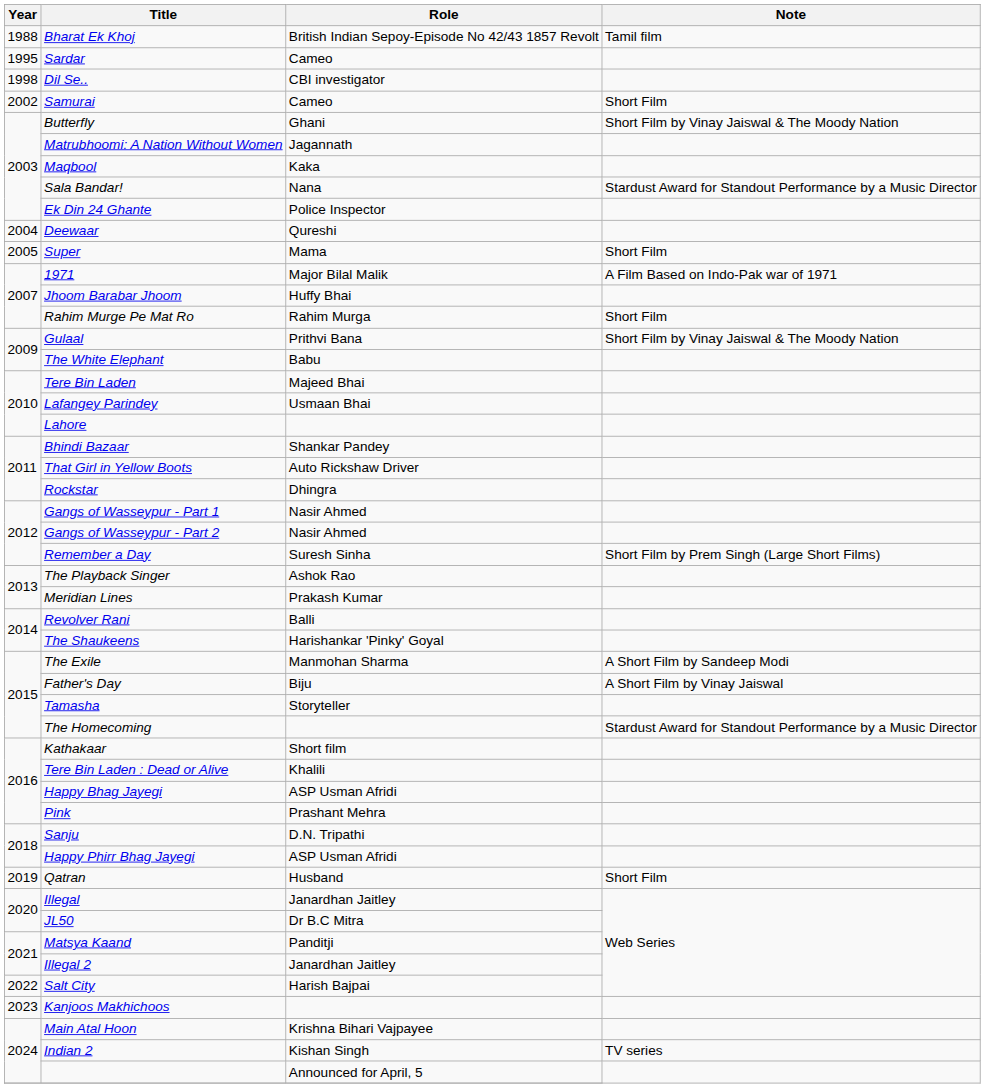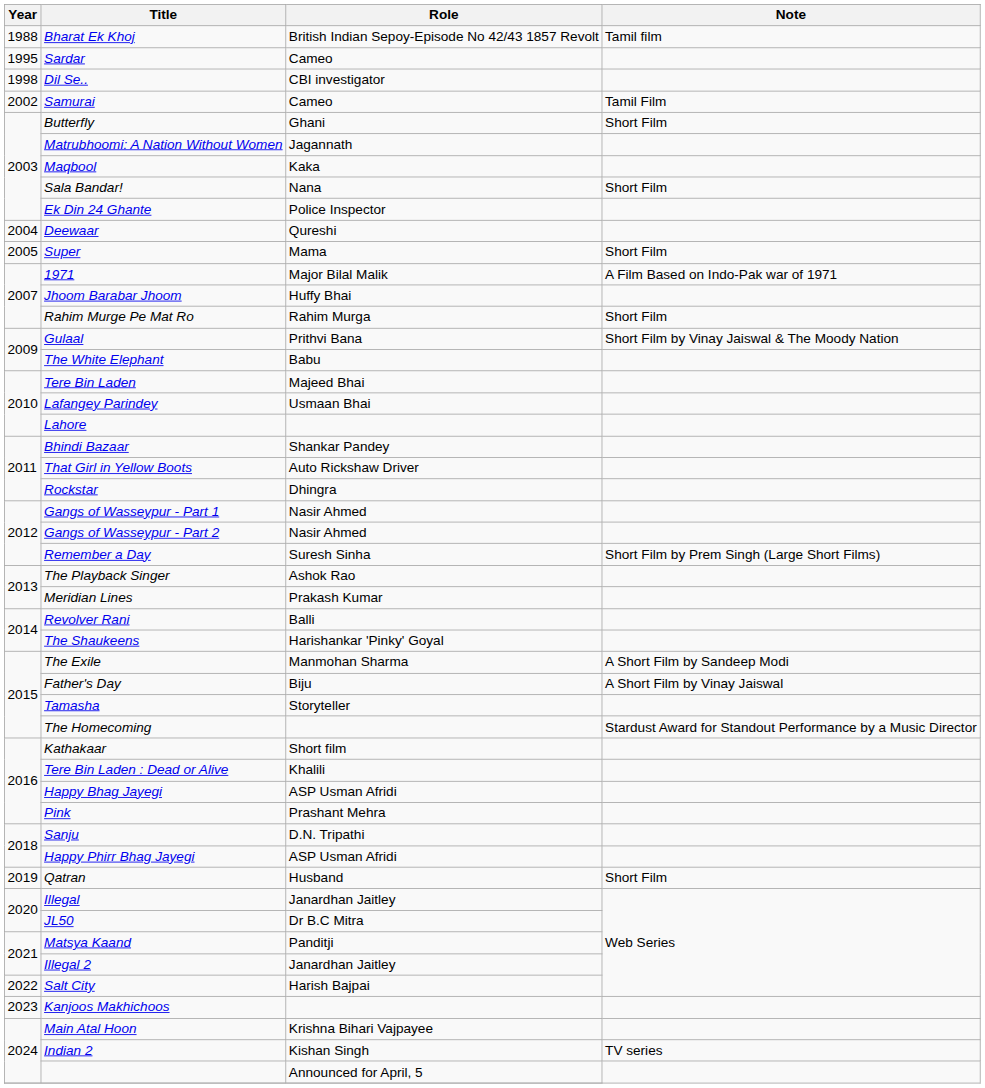(636, 101) Short Film -> (636, 101) Tamil Film
(752, 123) Short Film by Vinay Jaiswal & The Moody Nation -> (636, 123) Short Film
(791, 187) Stardust Award for Standout Performance by a Music Director -> (636, 187) Short Film
